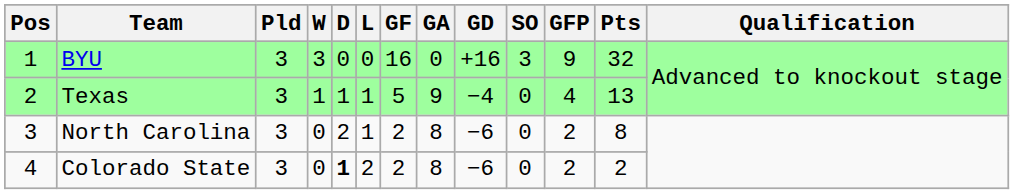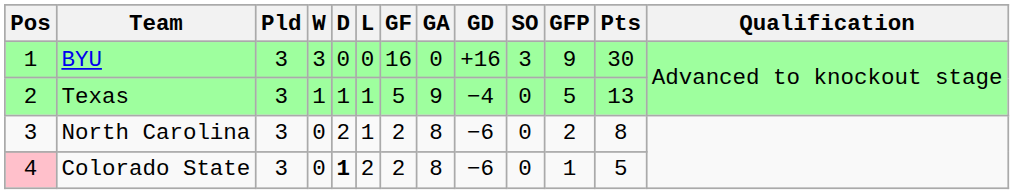(621, 60) 32 -> (621, 60) 30
(569, 97) 4 -> (569, 97) 5
(30, 170) no background -> (30, 170) pink background
(569, 170) 2 -> (569, 170) 1
(621, 170) 2 -> (621, 170) 5
